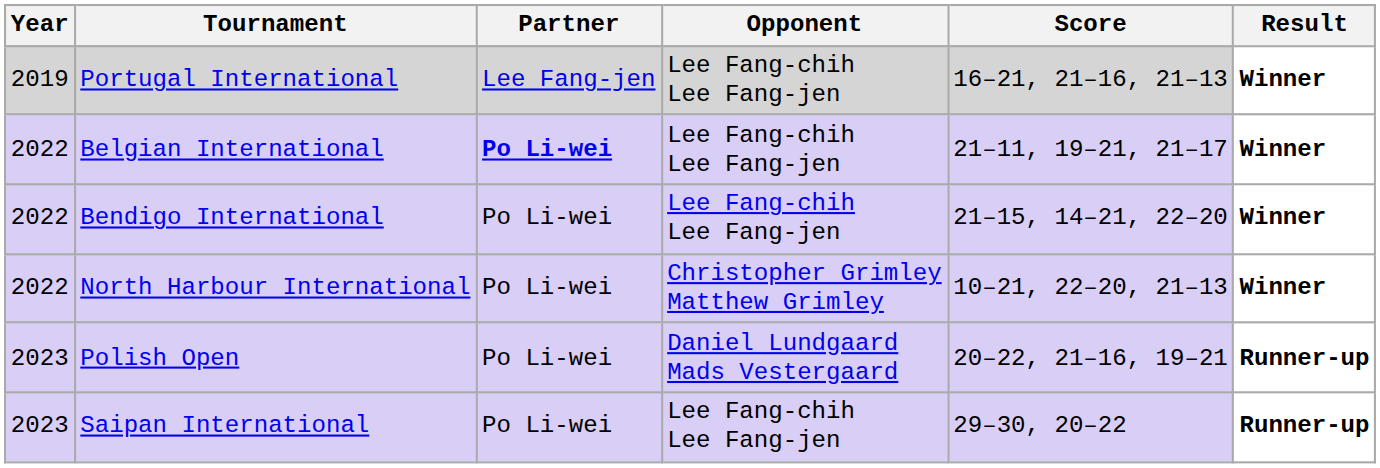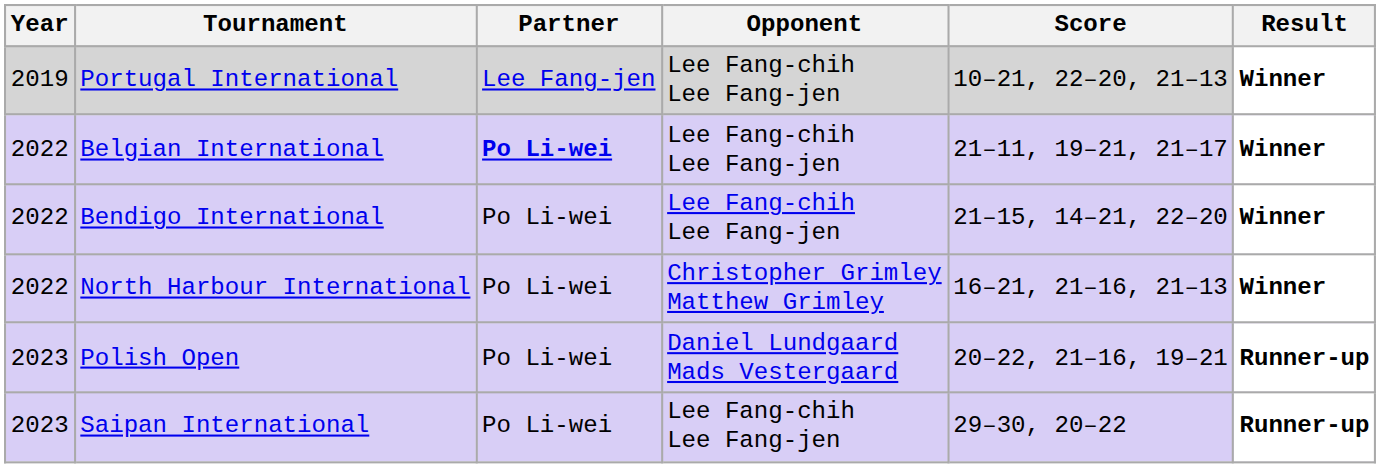(1091, 80) 16–21, 21–16, 21–13 -> (1091, 80) 10–21, 22–20, 21–13
(1091, 288) 10–21, 22–20, 21–13 -> (1091, 288) 16–21, 21–16, 21–13
